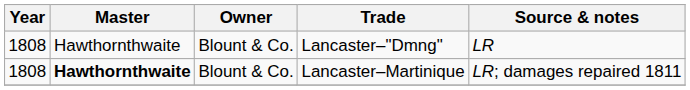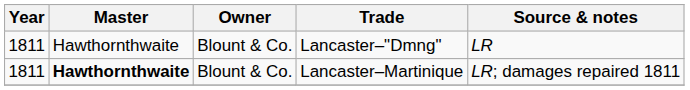(27, 44) 1808 -> (27, 44) 1811
(27, 71) 1808 -> (27, 71) 1811
